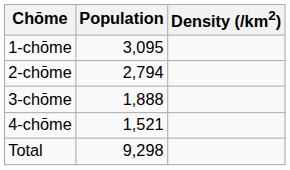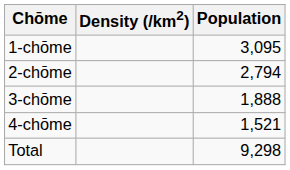columns swapped: (121, 19) <-> (226, 19)
